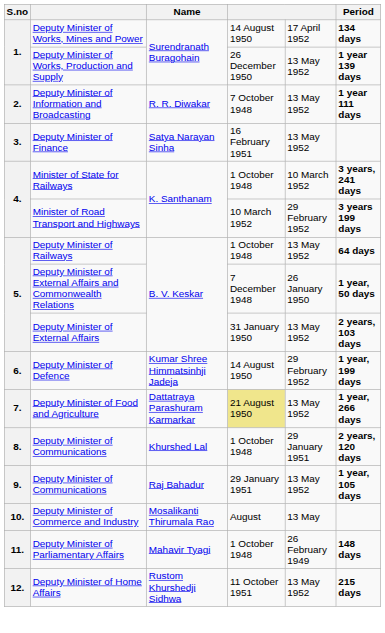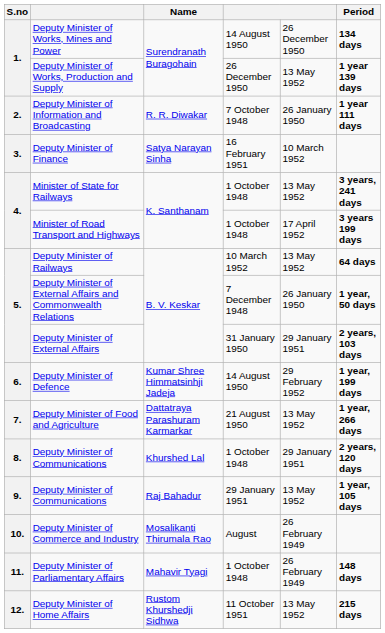(304, 33) 17 April 1952 -> (305, 39) 26 December 1950
(303, 104) 13 May 1952 -> (307, 115) 26 January 1950
(303, 142) 13 May 1952 -> (303, 153) 10 March 1952
(308, 180) 10 March 1952 -> (299, 191) 13 May 1952
(251, 218) 10 March 1952 -> (247, 229) 1 October 1948
(307, 218) 29 February 1952 -> (299, 229) 17 April 1952
(252, 250) 1 October 1948 -> (246, 261) 10 March 1952
(303, 332) 13 May 1952 -> (307, 343) 29 January 1951
(252, 408) khaki background -> (248, 419) no background
(303, 517) 13 May -> (302, 533) 26 February 1949
